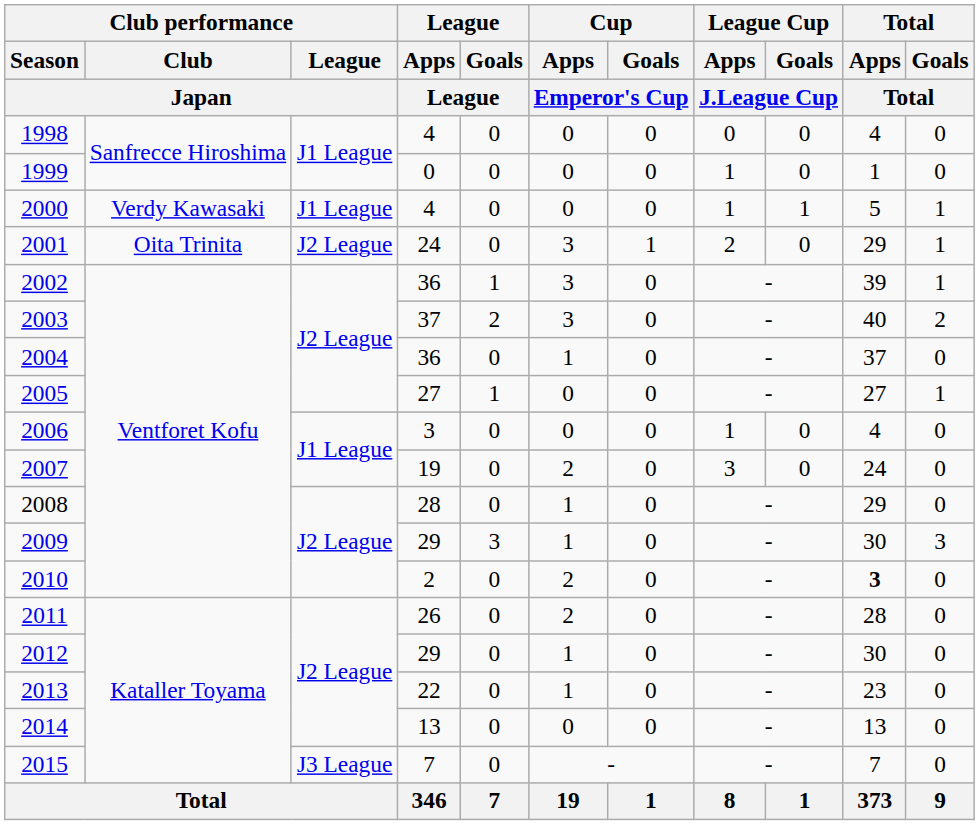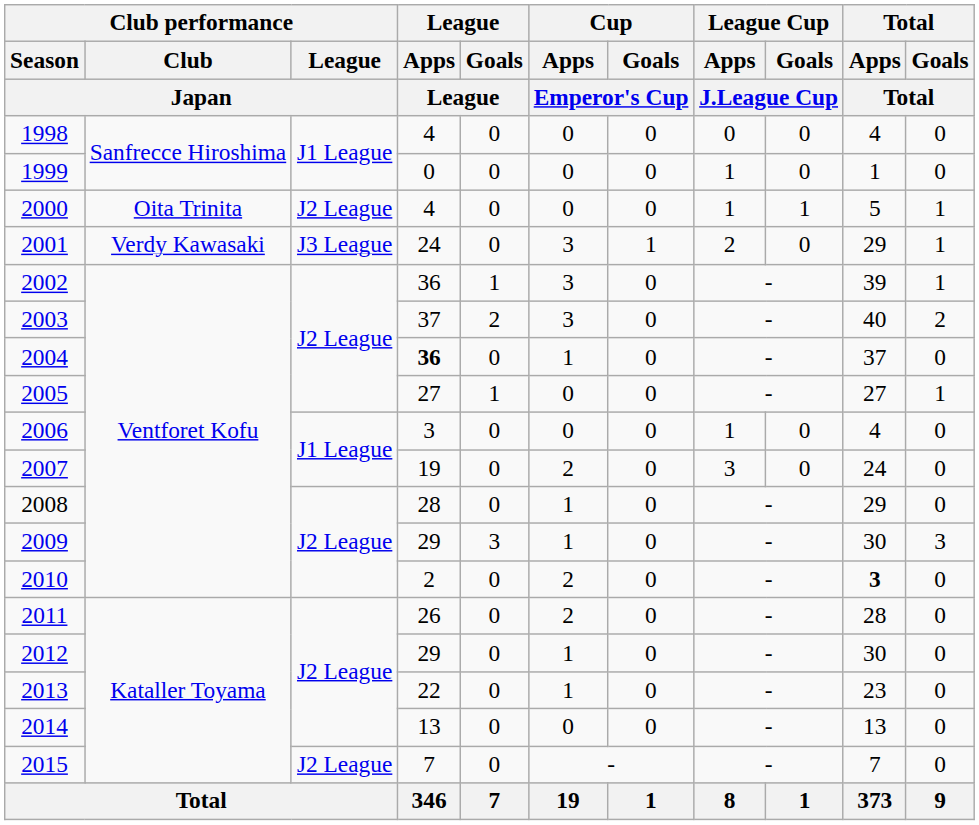(188, 208) Verdy Kawasaki -> (188, 208) Oita Trinita
(345, 208) J1 League -> (345, 208) J2 League
(188, 245) Oita Trinita -> (188, 245) Verdy Kawasaki
(345, 245) J2 League -> (345, 245) J3 League
(429, 356) normal -> (429, 356) bold
(345, 763) J3 League -> (345, 763) J2 League
